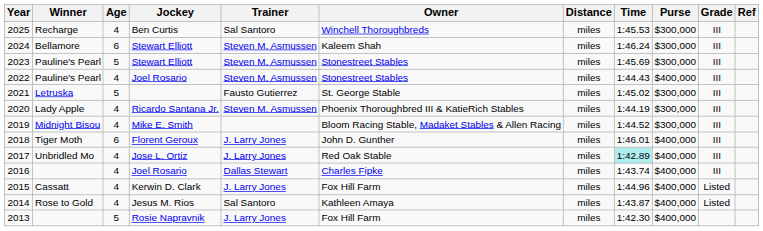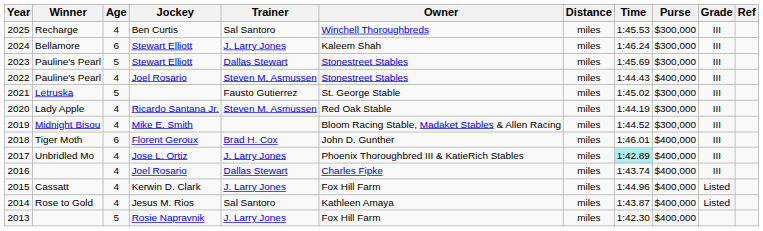(270, 45) Steven M. Asmussen -> (255, 45) J. Larry Jones
(270, 61) Steven M. Asmussen -> (256, 61) Dallas Stewart
(423, 108) Phoenix Thoroughbred III & KatieRich Stables -> (356, 108) Red Oak Stable
(255, 140) J. Larry Jones -> (251, 140) Brad H. Cox
(356, 155) Red Oak Stable -> (423, 155) Phoenix Thoroughbred III & KatieRich Stables
